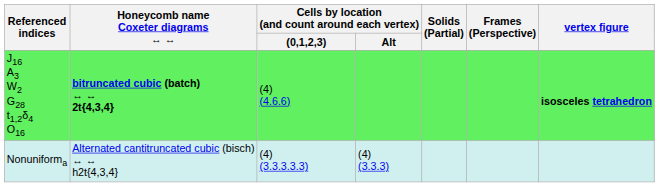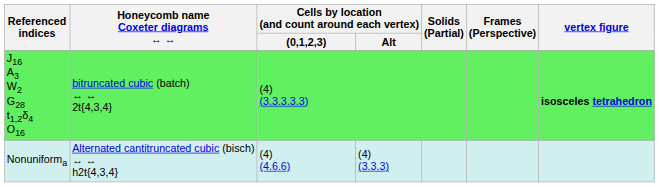(136, 95) bold -> (131, 95) normal
(275, 95) (4) (4.6.6) -> (284, 95) (4) (3.3.3.3.3)
(284, 161) (4) (3.3.3.3.3) -> (275, 161) (4) (4.6.6)
